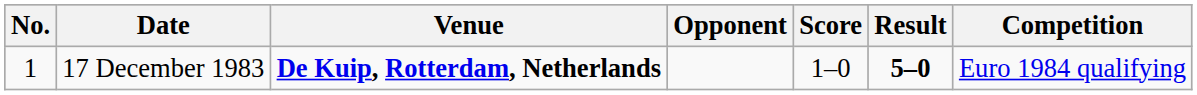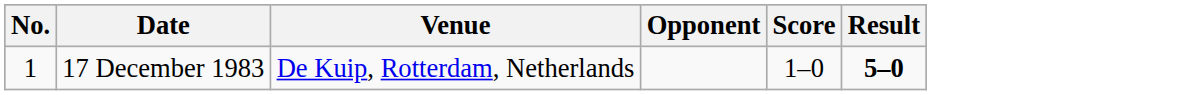- column: (1072, 25)
(469, 67) bold -> (456, 67) normal
